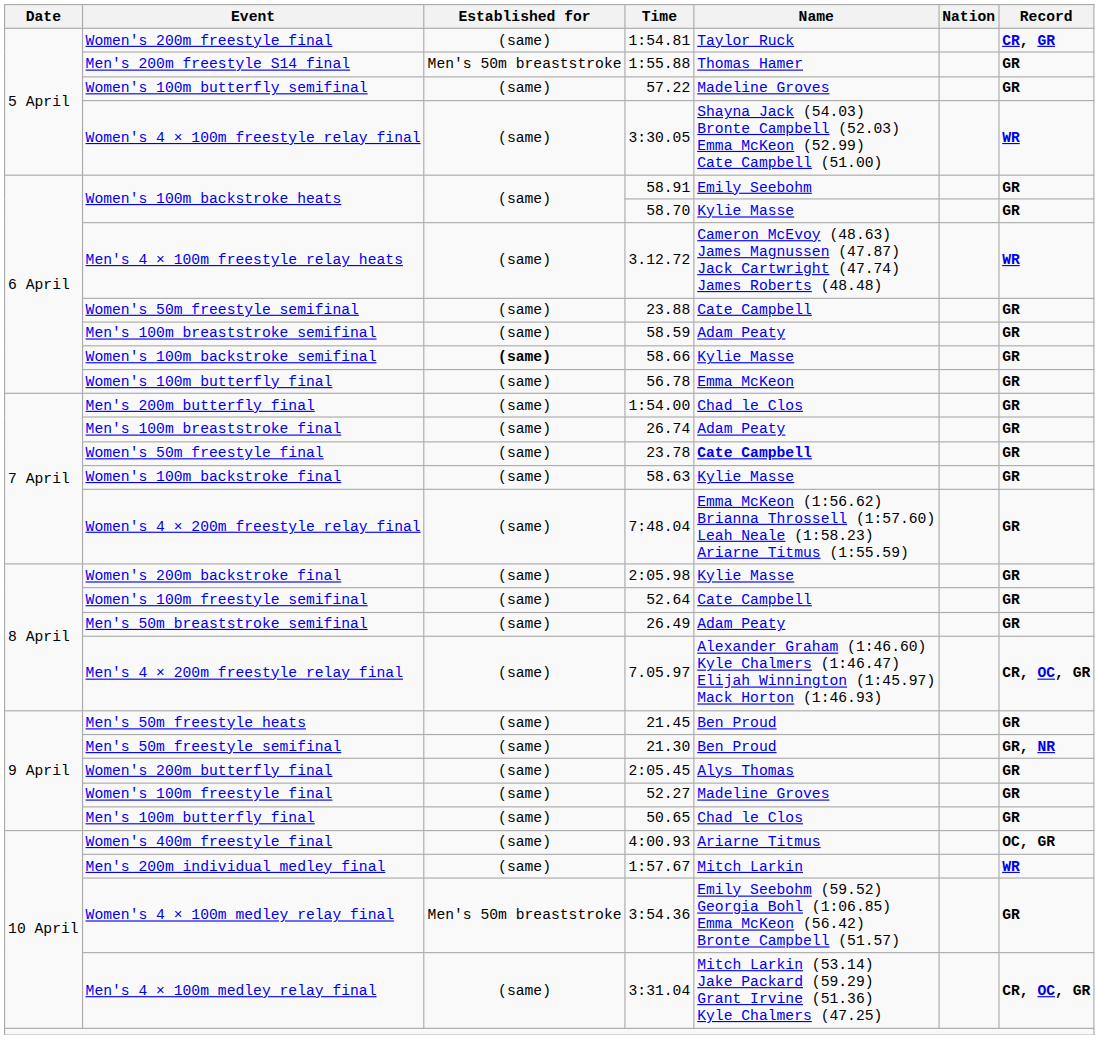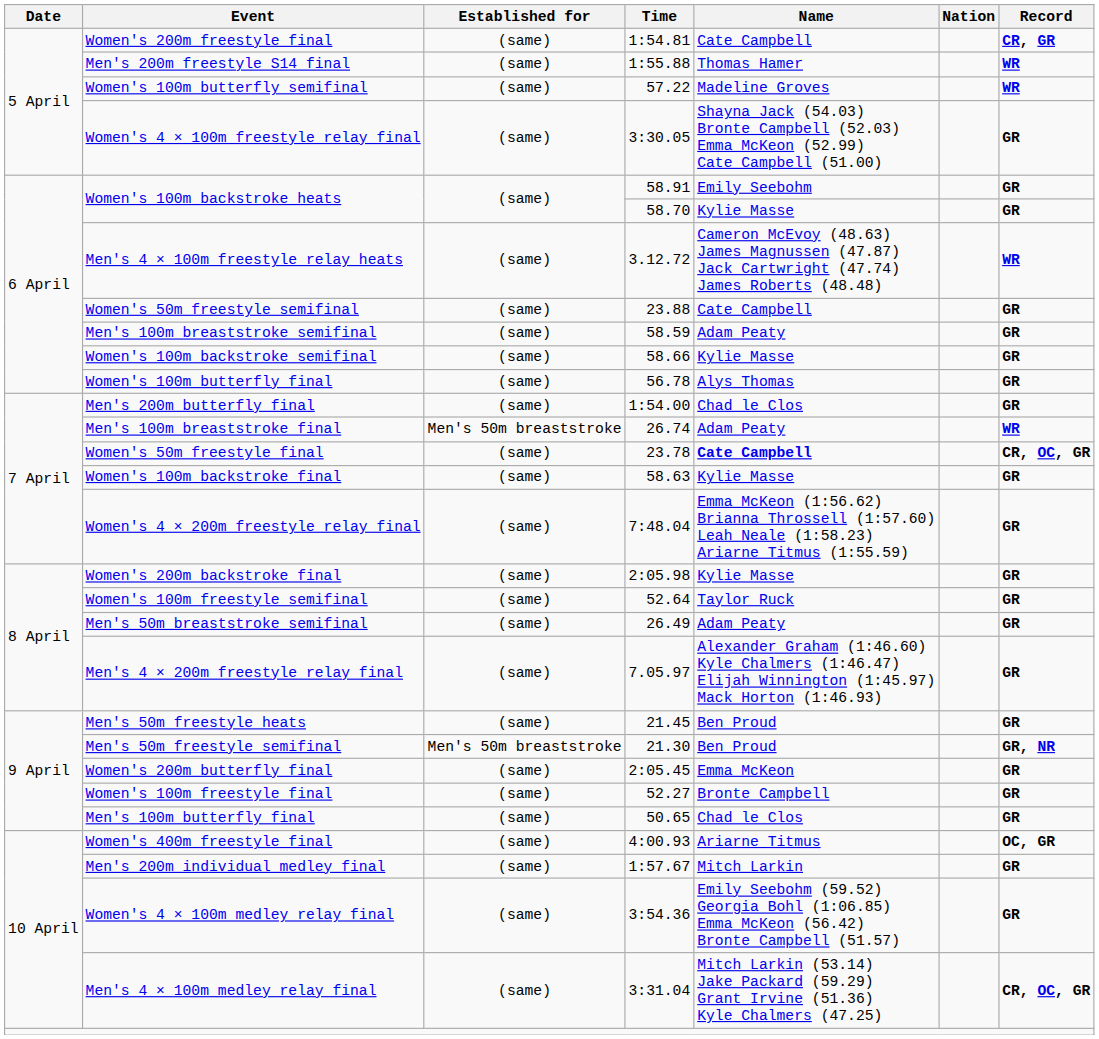(746, 40) Taylor Ruck -> (755, 40) Cate Campbell
(525, 64) Men's 50m breaststroke -> (525, 64) (same)
(1011, 64) GR -> (1011, 64) WR
(1011, 88) GR -> (1011, 88) WR
(1011, 138) WR -> (1011, 138) GR
(525, 358) bold -> (525, 358) normal
(746, 382) Emma McKeon -> (746, 382) Alys Thomas
(525, 429) (same) -> (525, 429) Men's 50m breaststroke
(1011, 429) GR -> (1011, 429) WR
(1011, 453) GR -> (1046, 453) CR, OC, GR
(755, 600) Cate Campbell -> (746, 600) Taylor Ruck
(1046, 673) CR, OC, GR -> (1011, 673) GR
(525, 747) (same) -> (525, 747) Men's 50m breaststroke
(746, 771) Alys Thomas -> (746, 771) Emma McKeon
(763, 795) Madeline Groves -> (763, 795) Bronte Campbell
(1011, 866) WR -> (1011, 866) GR
(525, 916) Men's 50m breaststroke -> (525, 916) (same)
